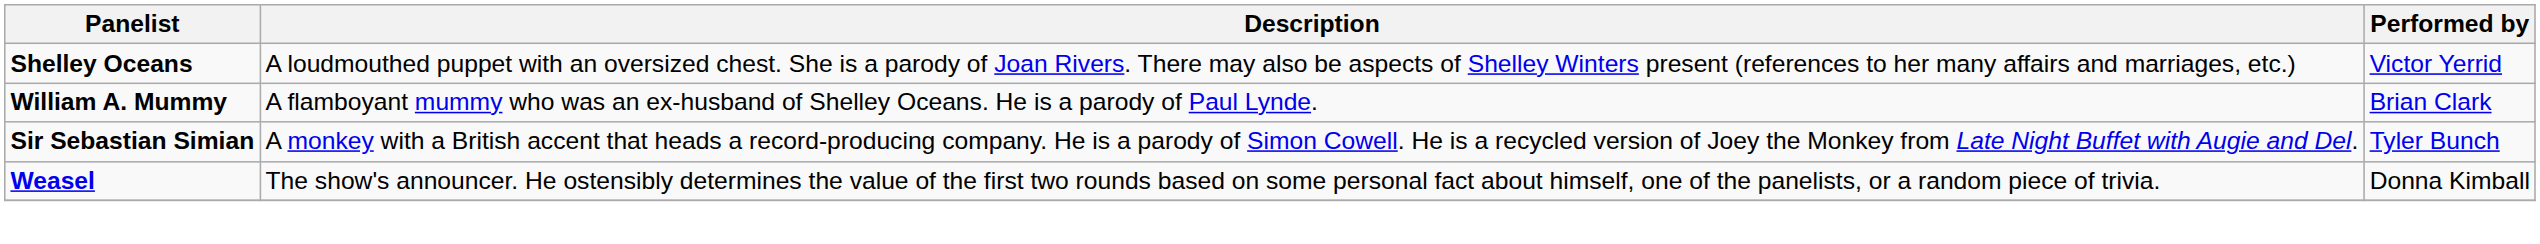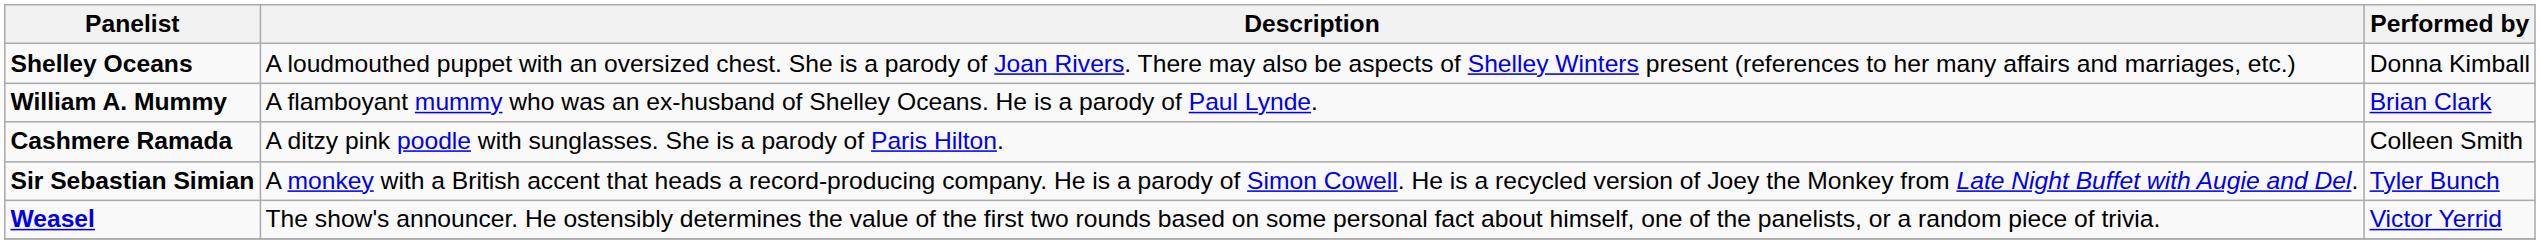(2436, 63) Victor Yerrid -> (2450, 63) Donna Kimball
+ row: (121, 141)
(2450, 180) Donna Kimball -> (2436, 219) Victor Yerrid
